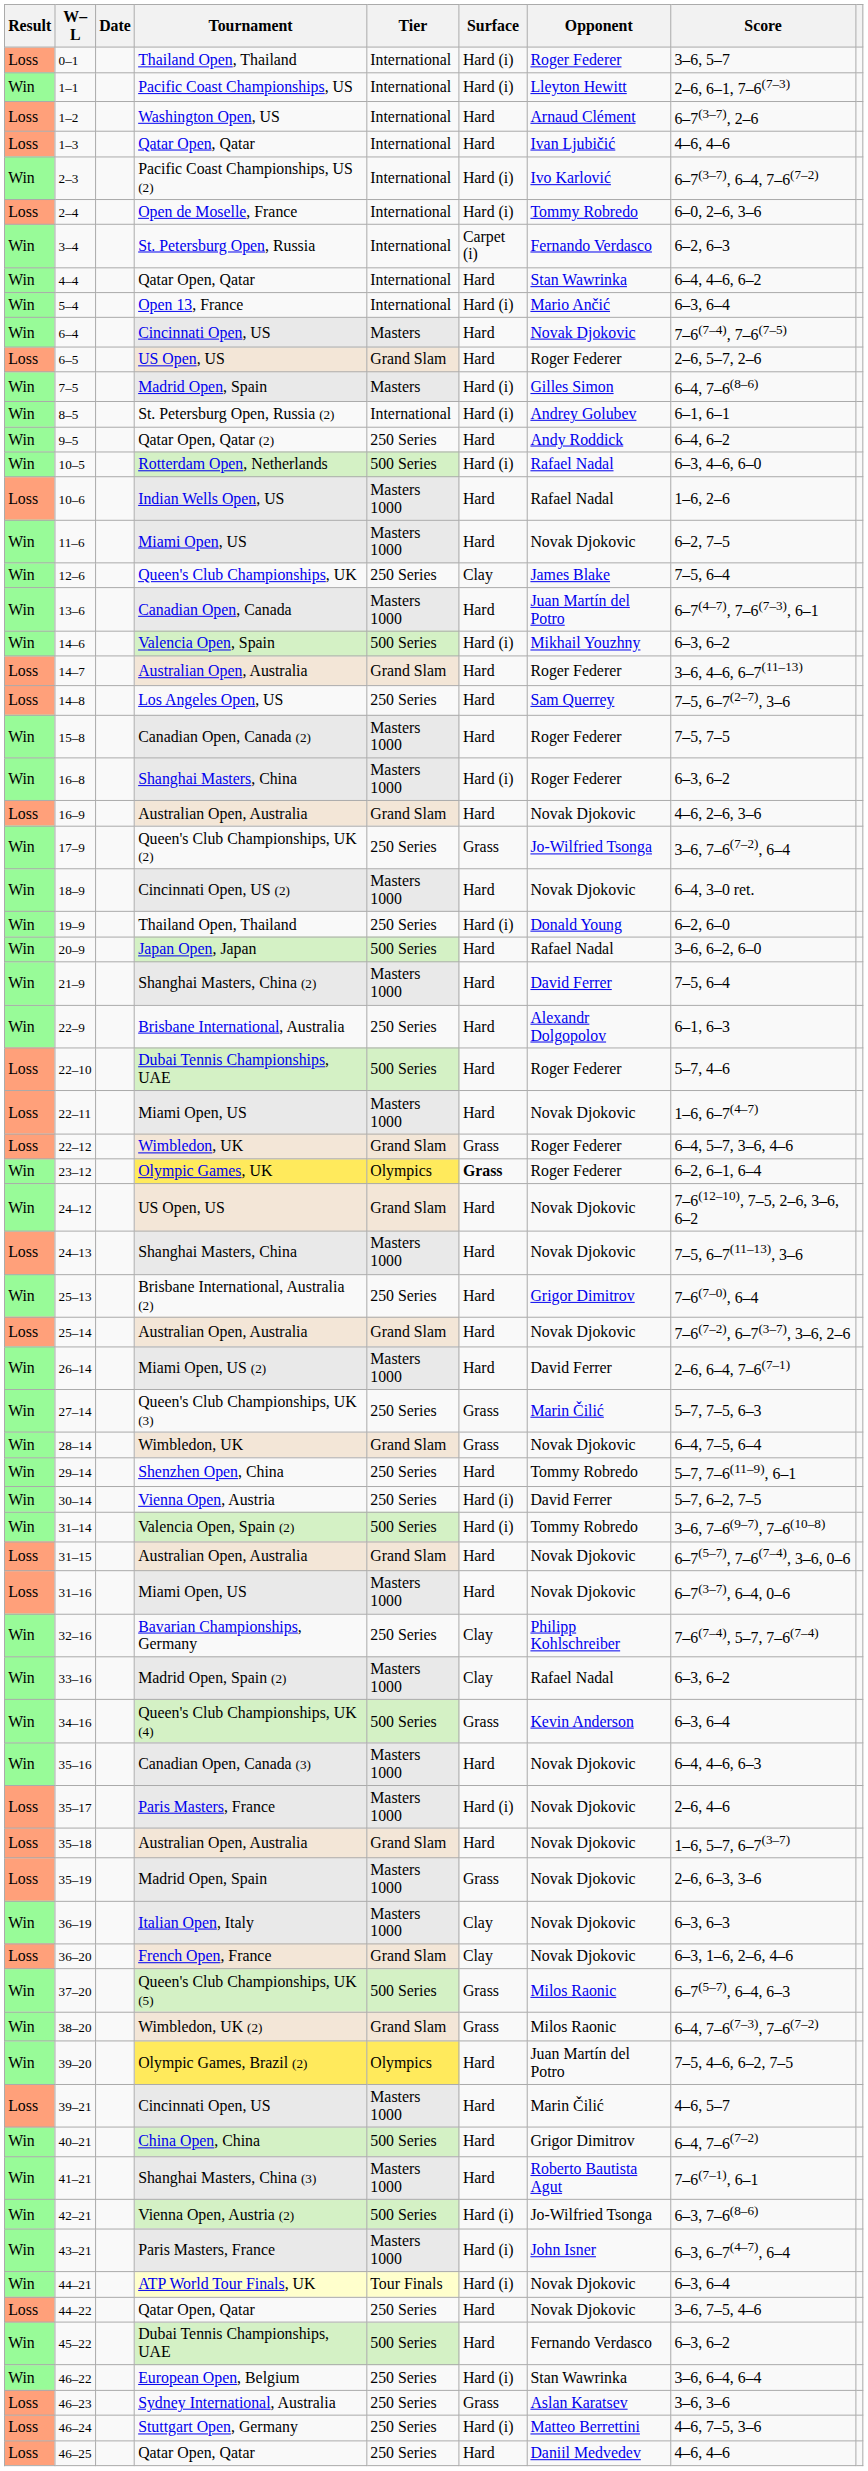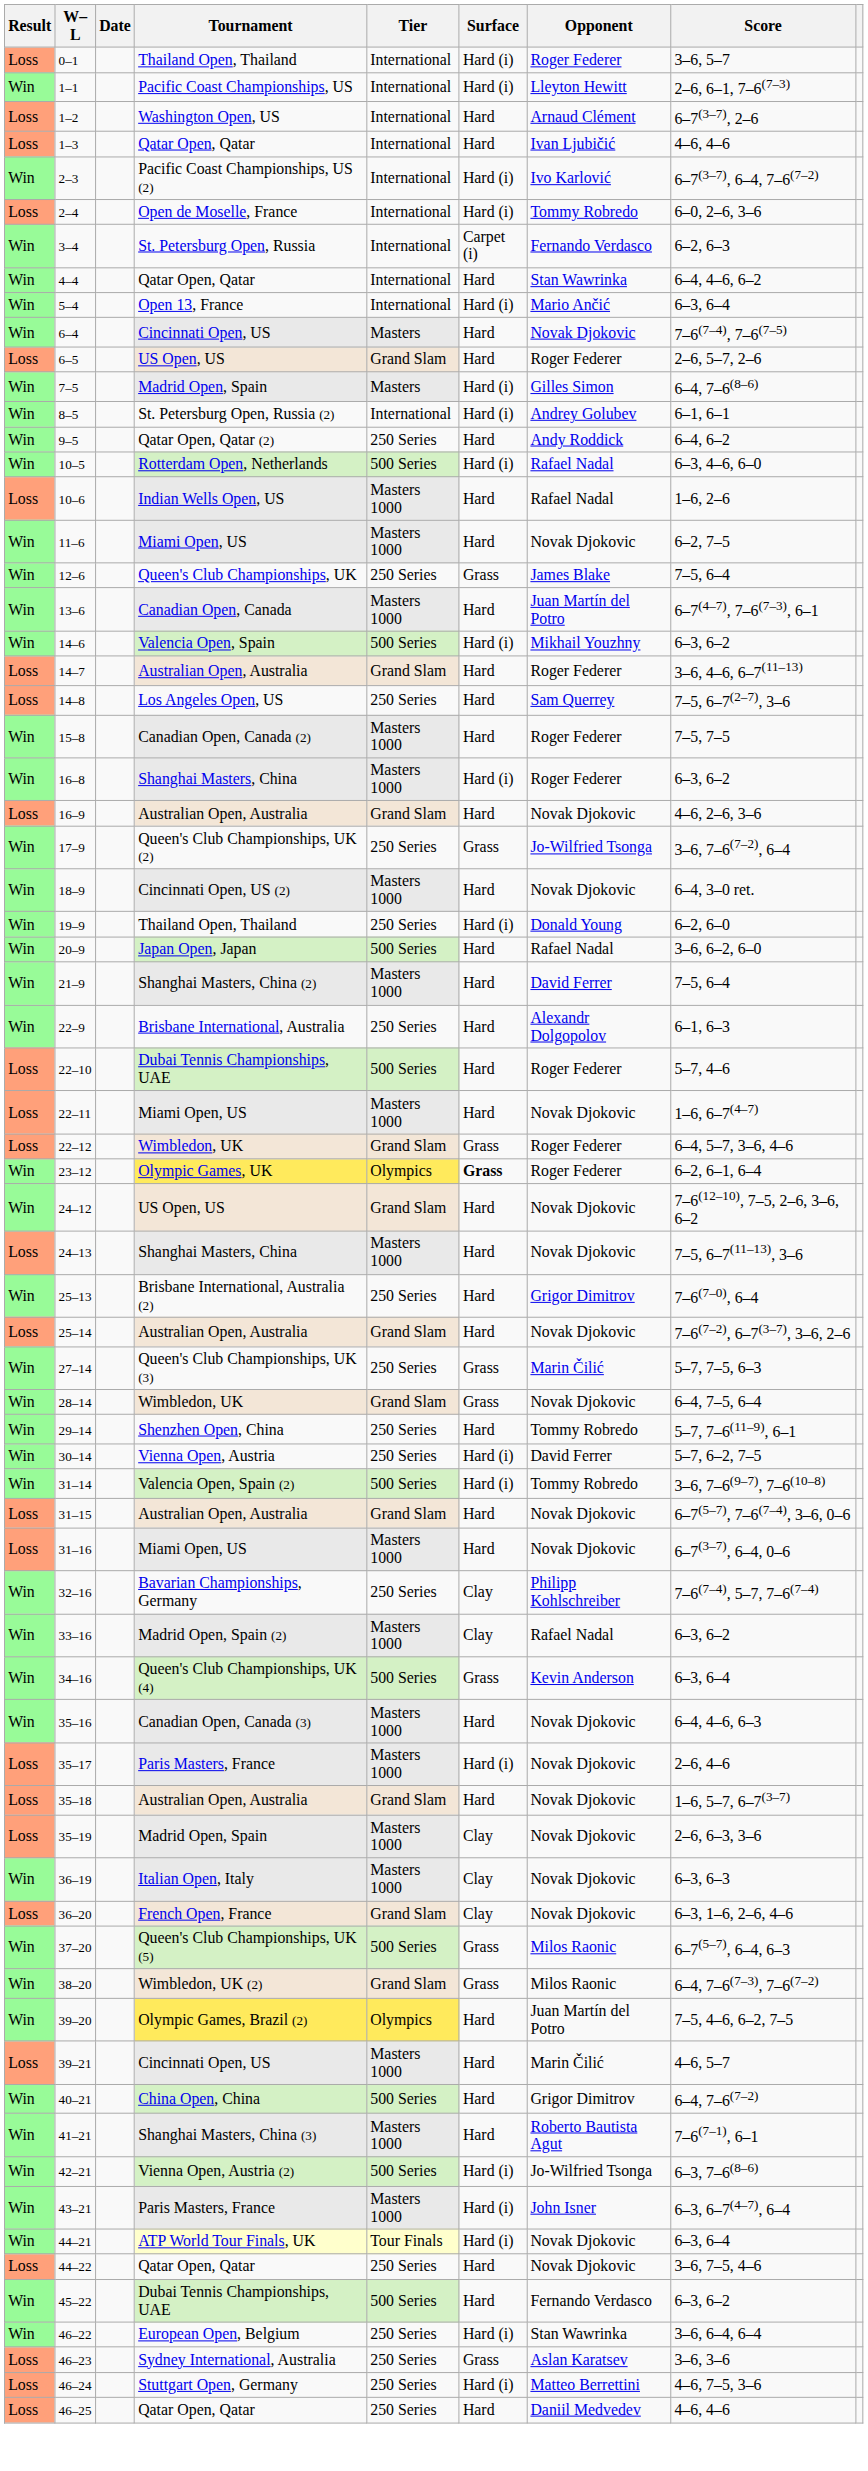(478, 575) Clay -> (481, 575) Grass
- row: (75, 1369)
(481, 1879) Grass -> (478, 1836) Clay
